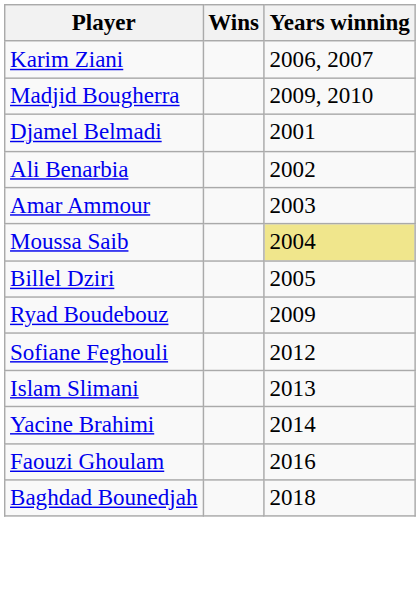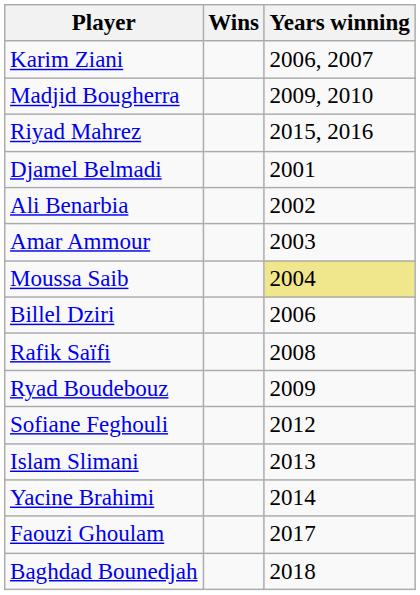+ row: (76, 132)
(293, 278) 2005 -> (293, 315) 2006
+ row: (60, 351)
(293, 461) 2016 -> (293, 534) 2017
